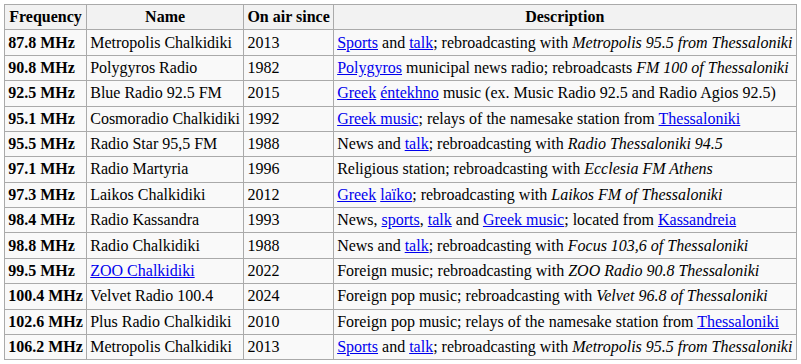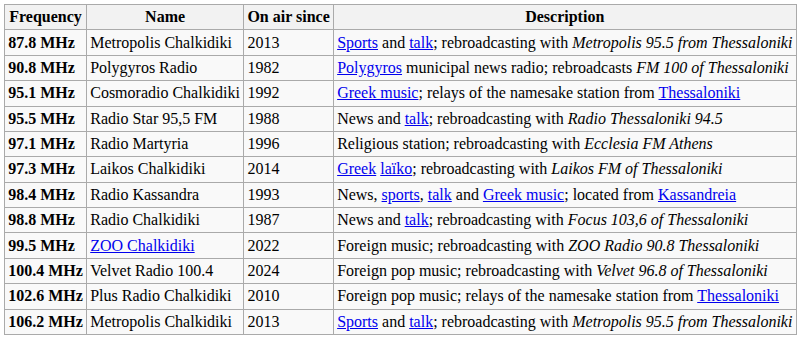- row: (42, 93)
(263, 194) 2012 -> (263, 169) 2014
(263, 245) 1988 -> (263, 220) 1987
